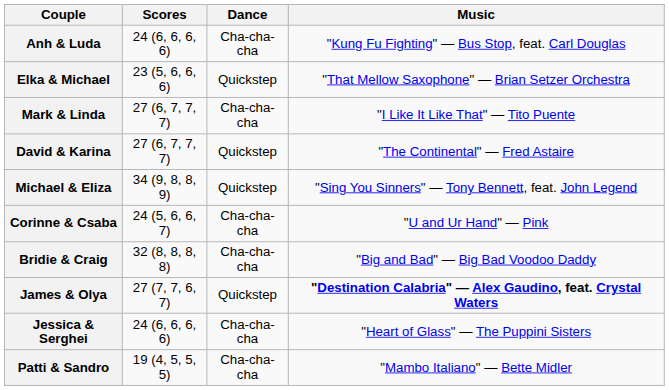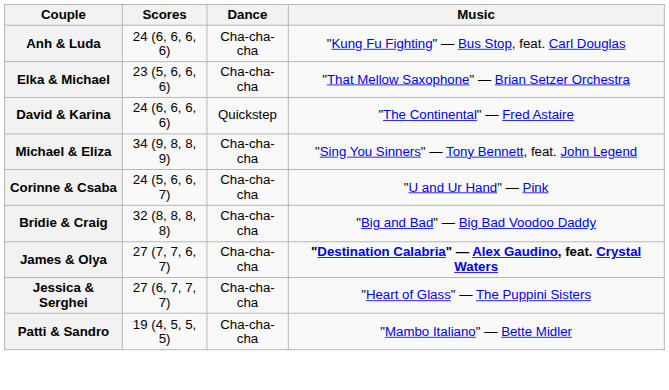(247, 79) Quickstep -> (247, 79) Cha-cha-cha
- row: (63, 115)
(165, 151) 27 (6, 7, 7, 7) -> (165, 115) 24 (6, 6, 6, 6)
(247, 187) Quickstep -> (247, 151) Cha-cha-cha
(247, 295) Quickstep -> (247, 259) Cha-cha-cha
(165, 331) 24 (6, 6, 6, 6) -> (165, 295) 27 (6, 7, 7, 7)
